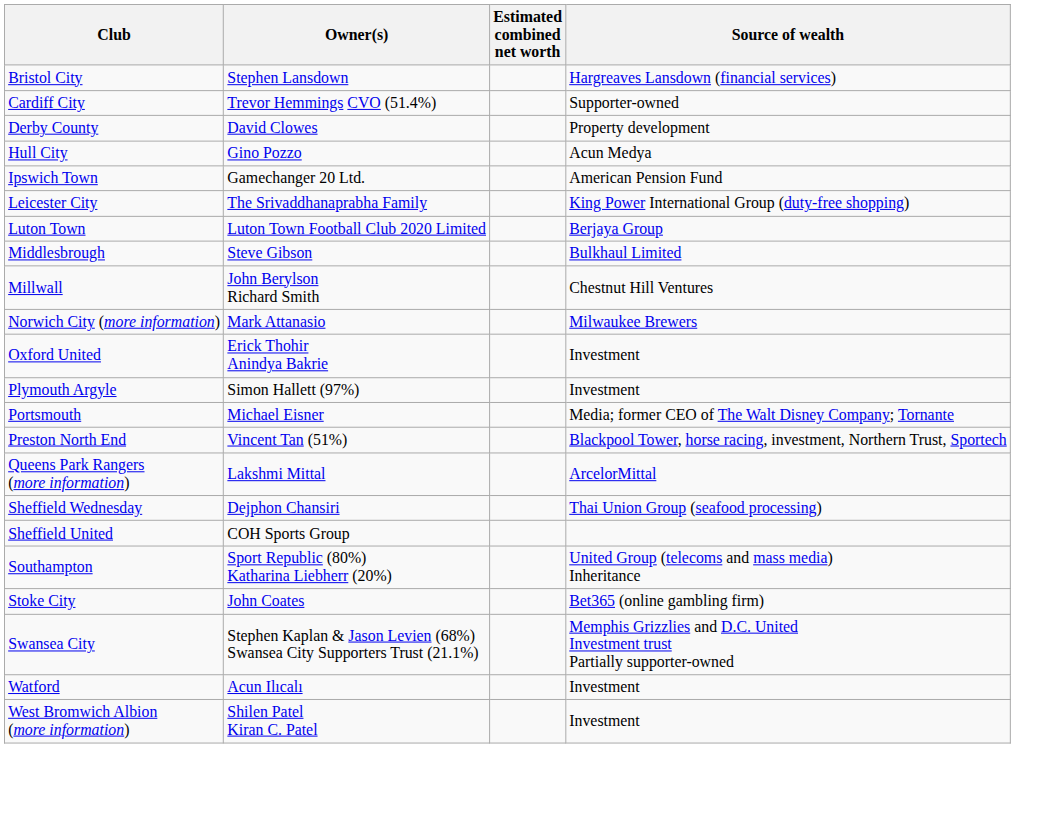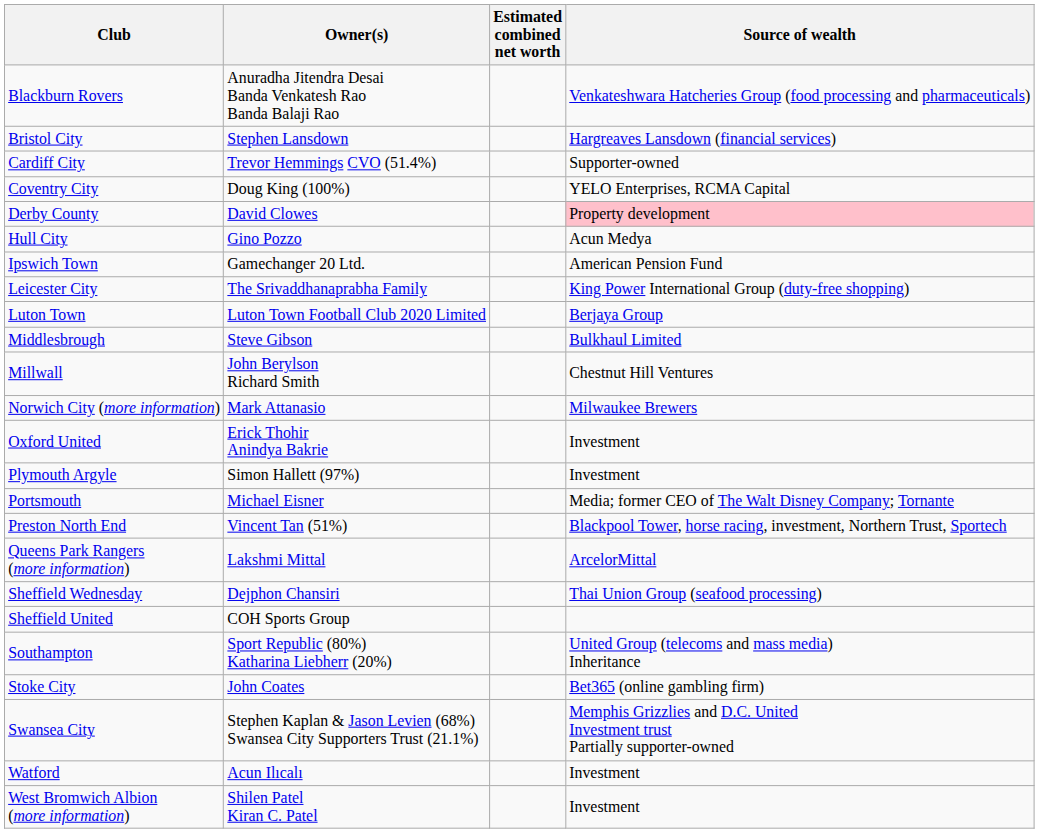+ row: (66, 95)
+ row: (53, 188)
(639, 128) no background -> (639, 213) pink background
